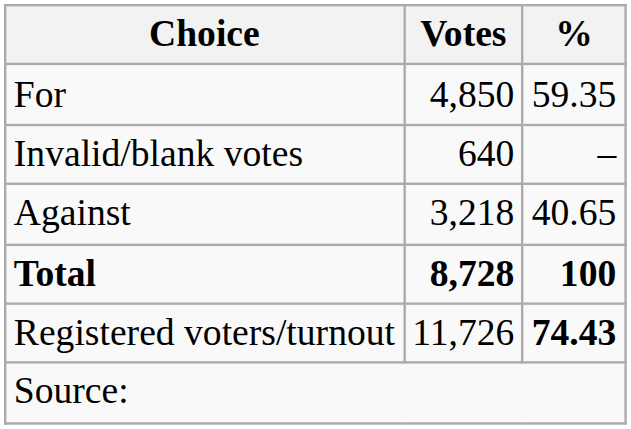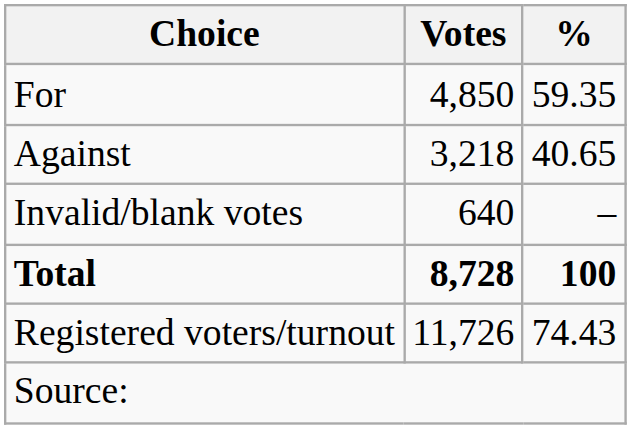rows swapped: (72, 213) <-> (158, 153)
(574, 332) bold -> (574, 332) normal
